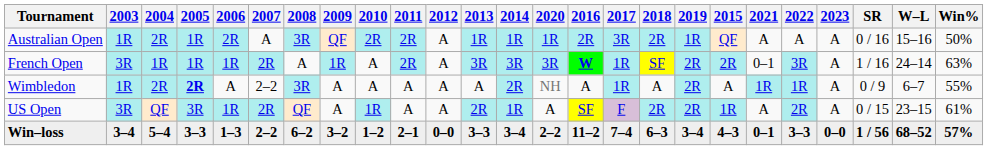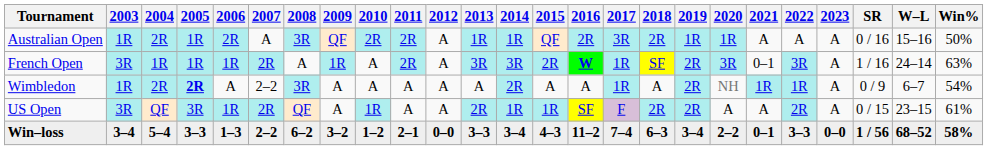columns swapped: (728, 15) <-> (550, 15)
(959, 86) 55% -> (959, 86) 54%
(959, 132) 57% -> (959, 132) 58%
